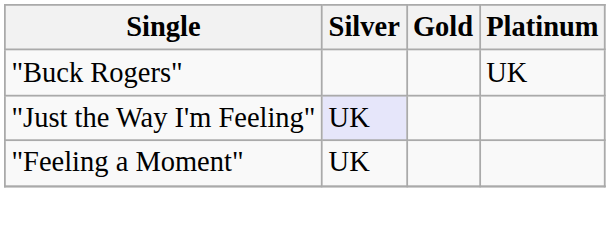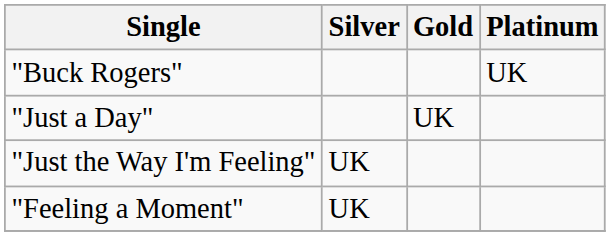+ row: (82, 117)
(349, 117) lavender background -> (349, 162) no background
